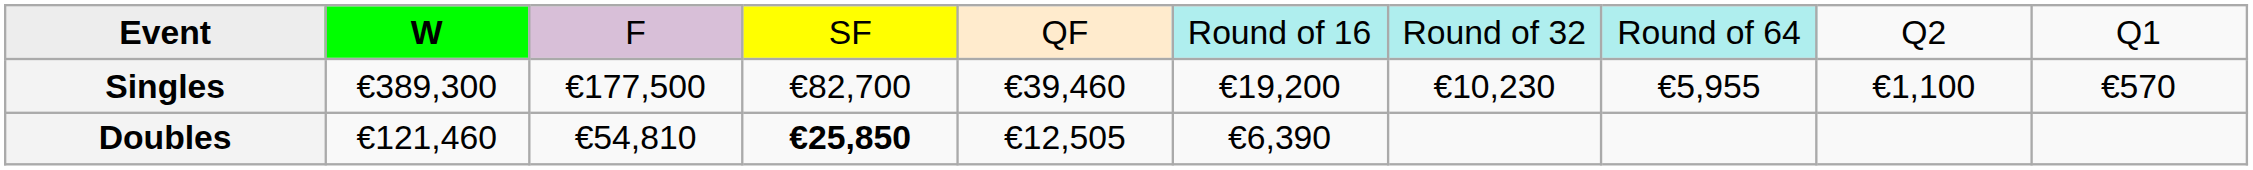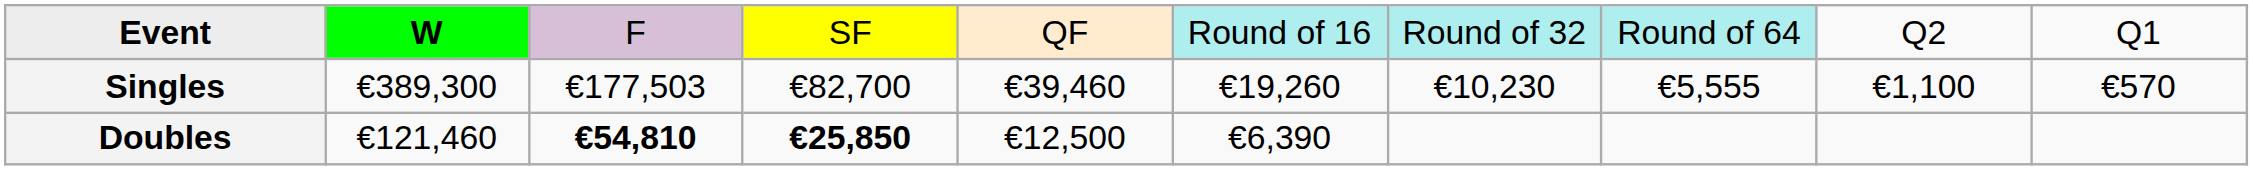(636, 85) €177,500 -> (636, 85) €177,503
(1280, 85) €19,200 -> (1280, 85) €19,260
(1709, 85) €5,955 -> (1709, 85) €5,555
(636, 139) normal -> (636, 139) bold
(1065, 139) €12,505 -> (1065, 139) €12,500
